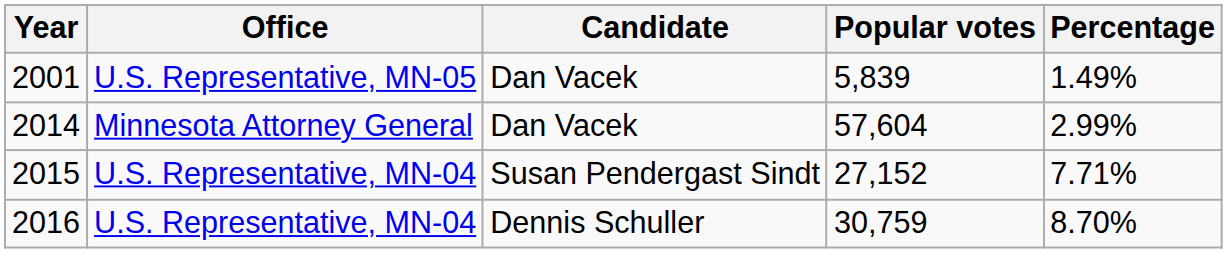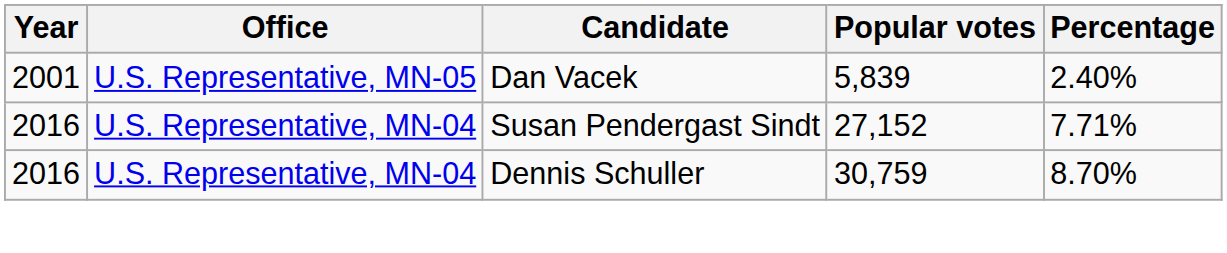(1094, 77) 1.49% -> (1094, 77) 2.40%
- row: (881, 125)
(46, 174) 2015 -> (46, 125) 2016
